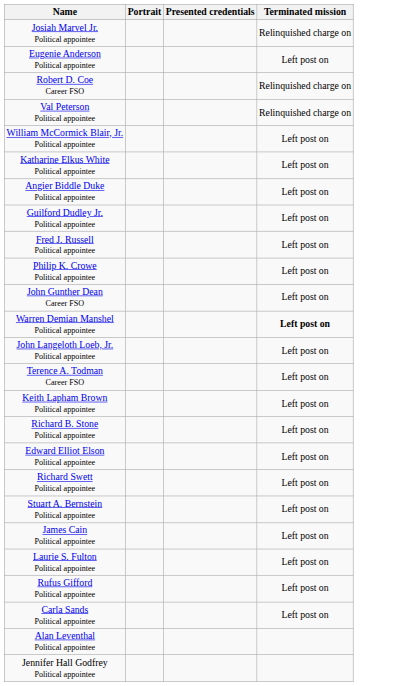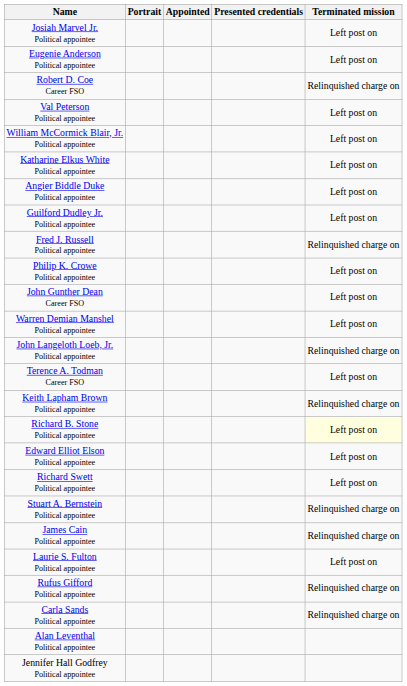+ column: (188, 12)
(305, 33) Relinquished charge on -> (353, 33) Left post on
(305, 112) Relinquished charge on -> (353, 112) Left post on
(305, 244) Left post on -> (353, 244) Relinquished charge on
(305, 324) bold -> (353, 324) normal
(305, 350) Left post on -> (353, 350) Relinquished charge on
(305, 403) Left post on -> (353, 403) Relinquished charge on
(305, 430) no background -> (353, 430) lightyellow background
(305, 509) Left post on -> (353, 509) Relinquished charge on
(305, 535) Left post on -> (353, 535) Relinquished charge on
(305, 588) Left post on -> (353, 588) Relinquished charge on
(305, 615) Left post on -> (353, 615) Relinquished charge on
